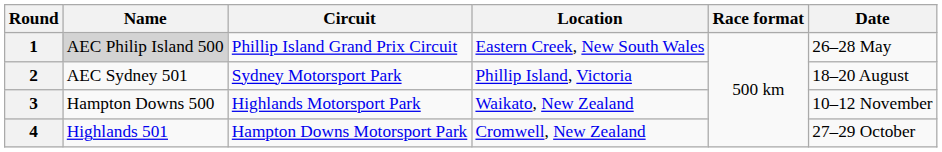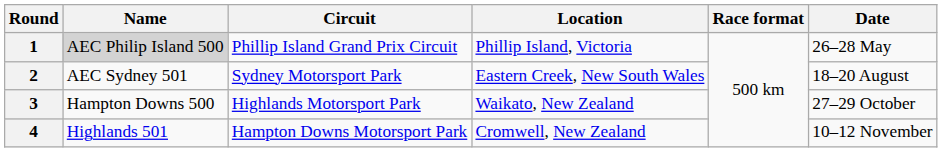(590, 46) Eastern Creek, New South Wales -> (554, 46) Phillip Island, Victoria
(554, 75) Phillip Island, Victoria -> (590, 75) Eastern Creek, New South Wales
(872, 103) 10–12 November -> (864, 103) 27–29 October
(864, 132) 27–29 October -> (872, 132) 10–12 November
